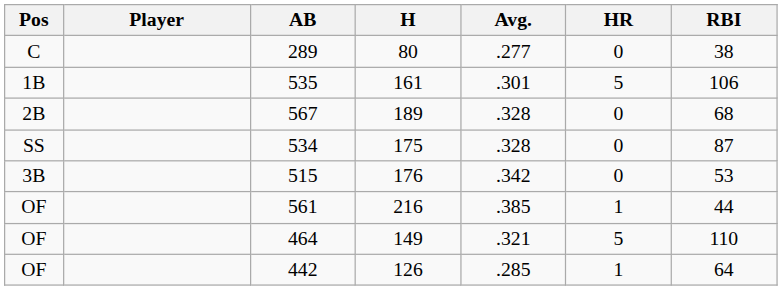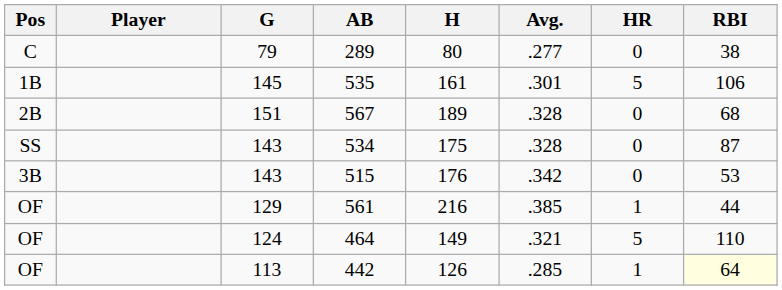+ column: (267, 20)
(724, 269) no background -> (730, 269) lightyellow background
